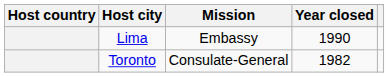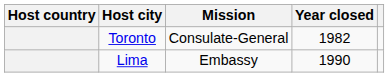rows swapped: (132, 38) <-> (132, 60)
